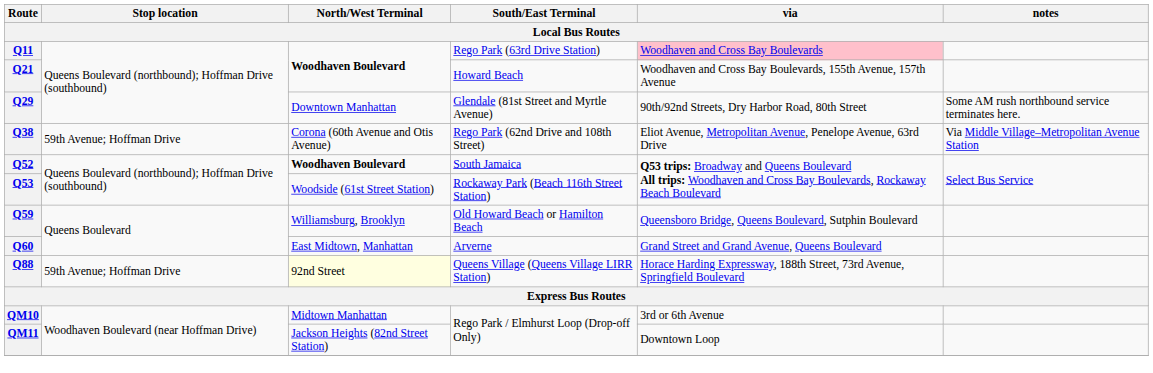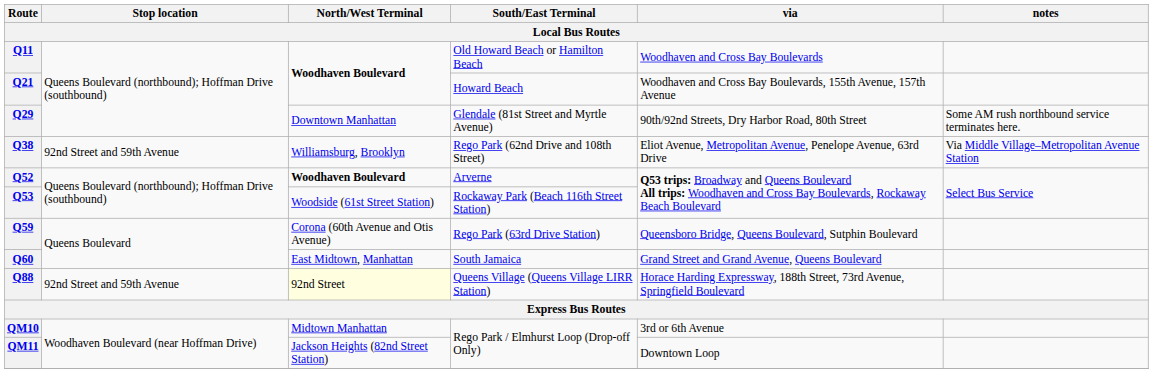(527, 50) Rego Park (63rd Drive Station) -> (528, 57) Old Howard Beach or Hamilton Beach
(731, 50) pink background -> (731, 57) no background
(112, 139) 59th Avenue; Hoffman Drive -> (112, 152) 92nd Street and 59th Avenue
(362, 139) Corona (60th Avenue and Otis Avenue) -> (348, 152) Williamsburg, Brooklyn
(487, 164) South Jamaica -> (472, 177) Arverne
(348, 221) Williamsburg, Brooklyn -> (362, 234) Corona (60th Avenue and Otis Avenue)
(528, 221) Old Howard Beach or Hamilton Beach -> (527, 234) Rego Park (63rd Drive Station)
(472, 246) Arverne -> (487, 259) South Jamaica
(112, 271) 59th Avenue; Hoffman Drive -> (112, 284) 92nd Street and 59th Avenue
